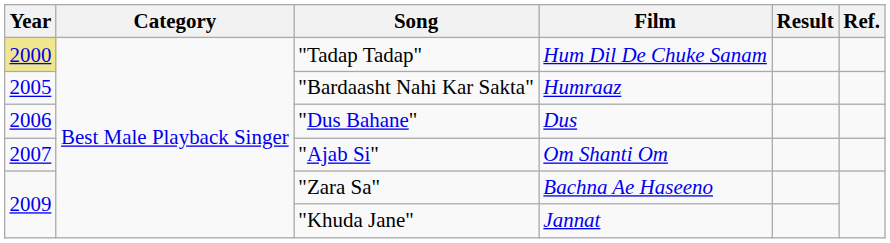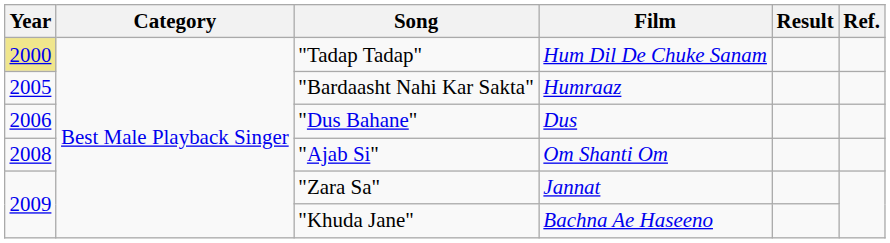(30, 154) 2007 -> (30, 154) 2008
(628, 187) Bachna Ae Haseeno -> (572, 187) Jannat
(572, 220) Jannat -> (628, 220) Bachna Ae Haseeno
